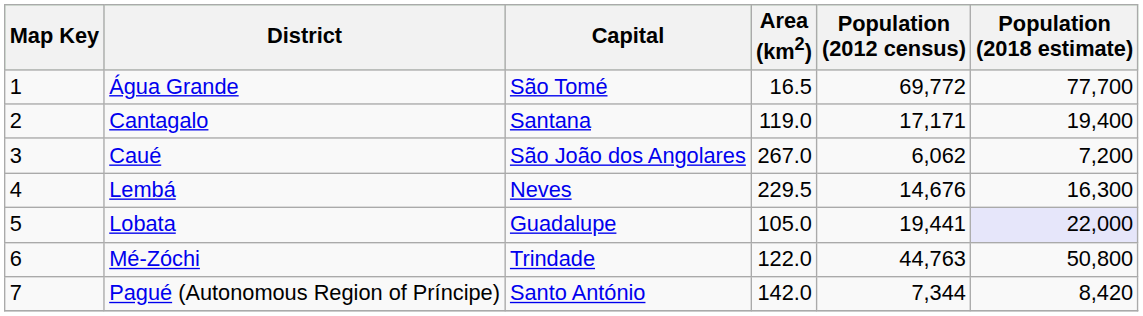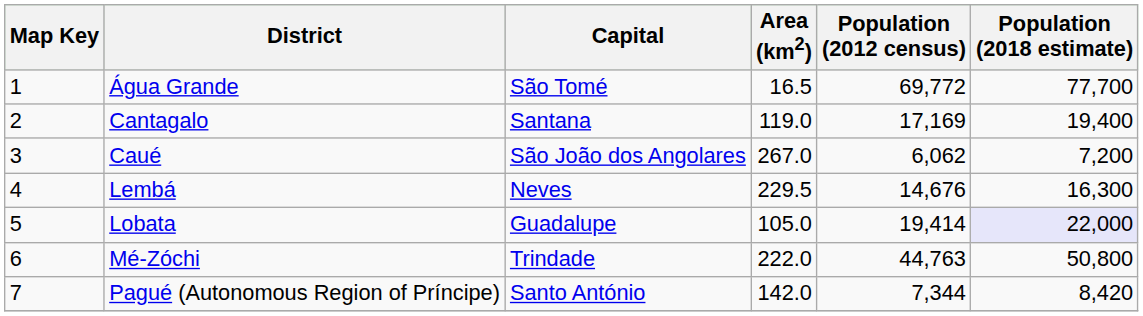(933, 121) 17,171 -> (933, 121) 17,169
(933, 224) 19,441 -> (933, 224) 19,414
(785, 259) 122.0 -> (785, 259) 222.0
